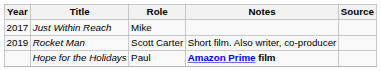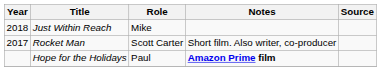(17, 27) 2017 -> (17, 27) 2018
(17, 43) 2019 -> (17, 43) 2017
